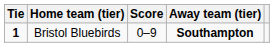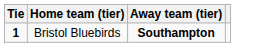- column: (147, 13)
